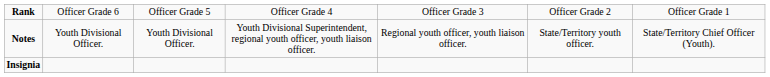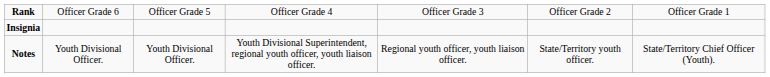rows swapped: (23, 65) <-> (23, 38)
